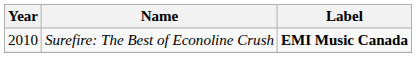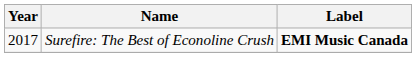(23, 40) 2010 -> (23, 40) 2017
